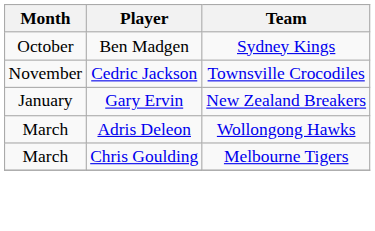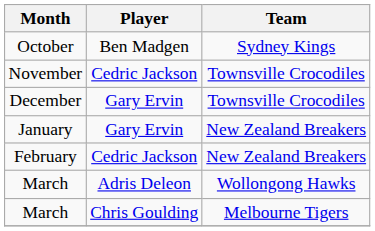+ row: (45, 101)
+ row: (45, 156)
